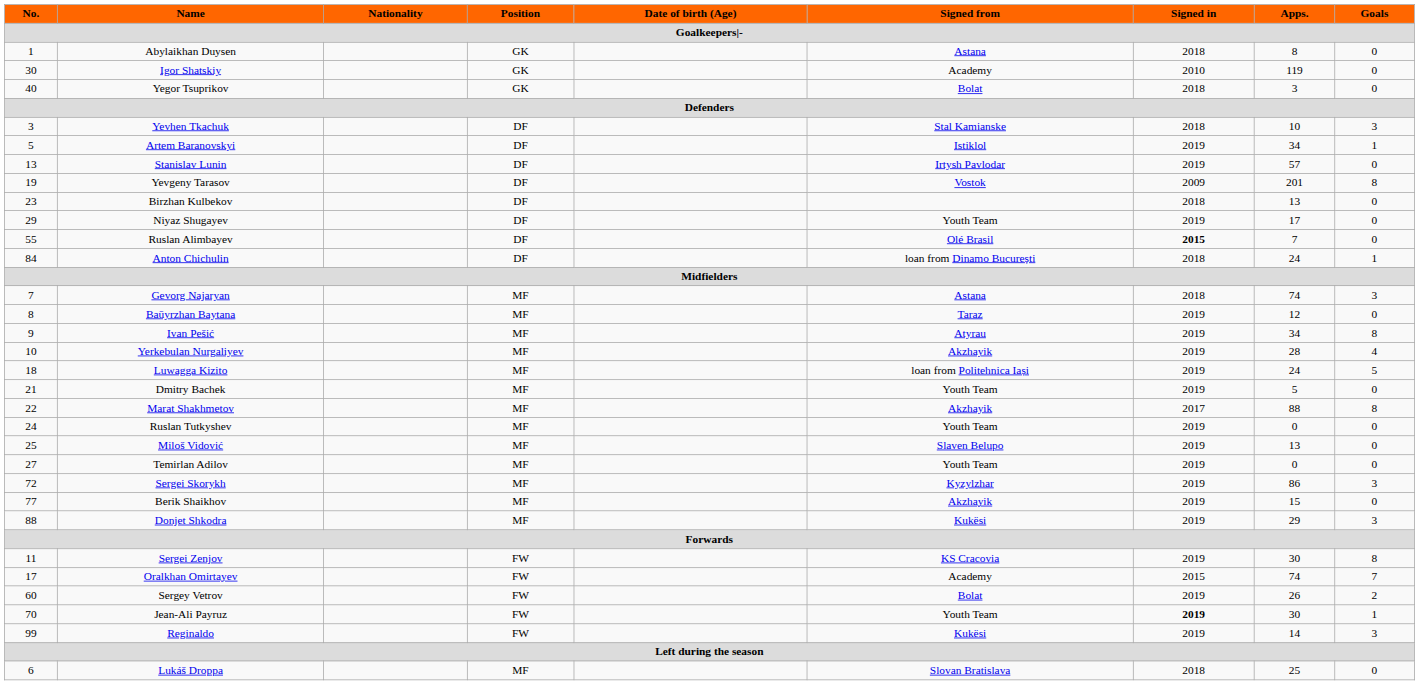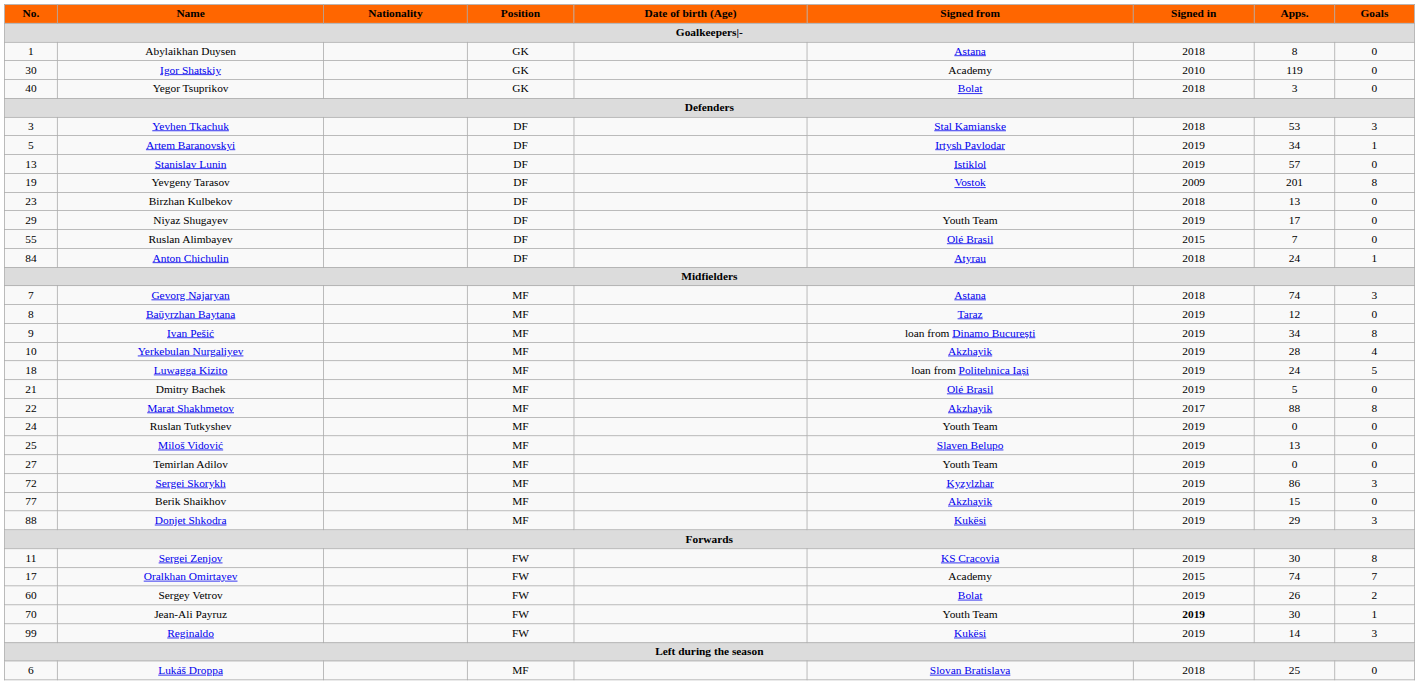(1294, 126) 10 -> (1294, 126) 53
(970, 145) Istiklol -> (970, 145) Irtysh Pavlodar
(970, 164) Irtysh Pavlodar -> (970, 164) Istiklol
(1194, 239) bold -> (1194, 239) normal
(970, 258) loan from Dinamo București -> (970, 258) Atyrau
(970, 333) Atyrau -> (970, 333) loan from Dinamo București
(970, 389) Youth Team -> (970, 389) Olé Brasil
